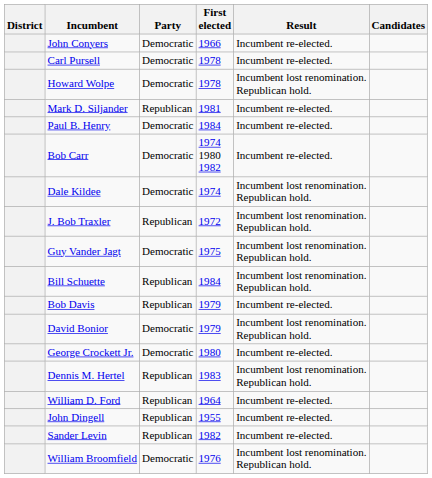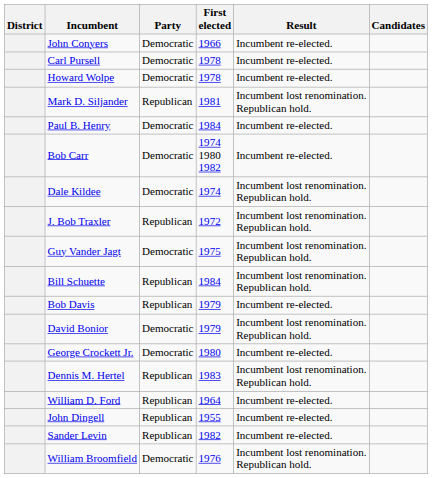(301, 84) Incumbent lost renomination. Republican hold. -> (284, 78) Incumbent re-elected.
(284, 108) Incumbent re-elected. -> (301, 101) Incumbent lost renomination. Republican hold.
